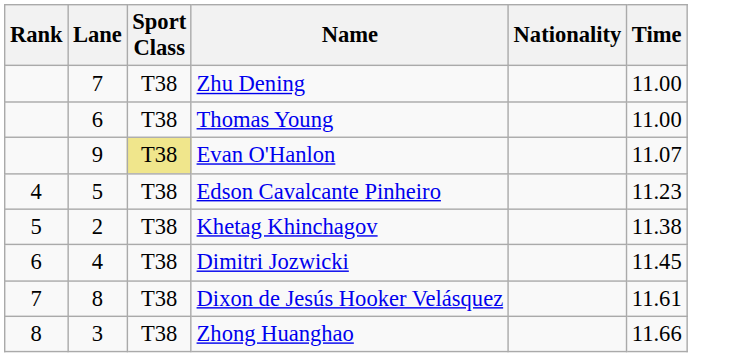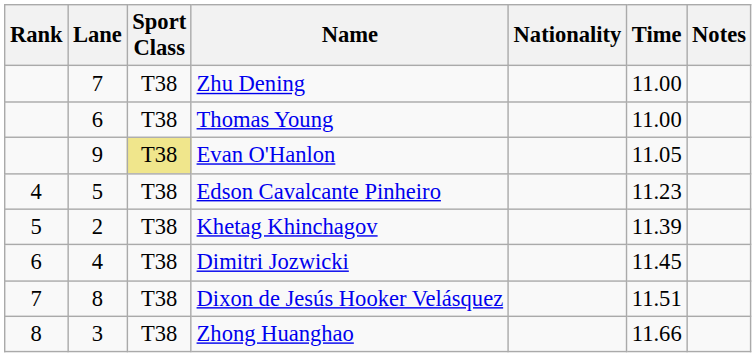+ column: (719, 35)
(657, 155) 11.07 -> (657, 155) 11.05
(657, 226) 11.38 -> (657, 226) 11.39
(657, 298) 11.61 -> (657, 298) 11.51
